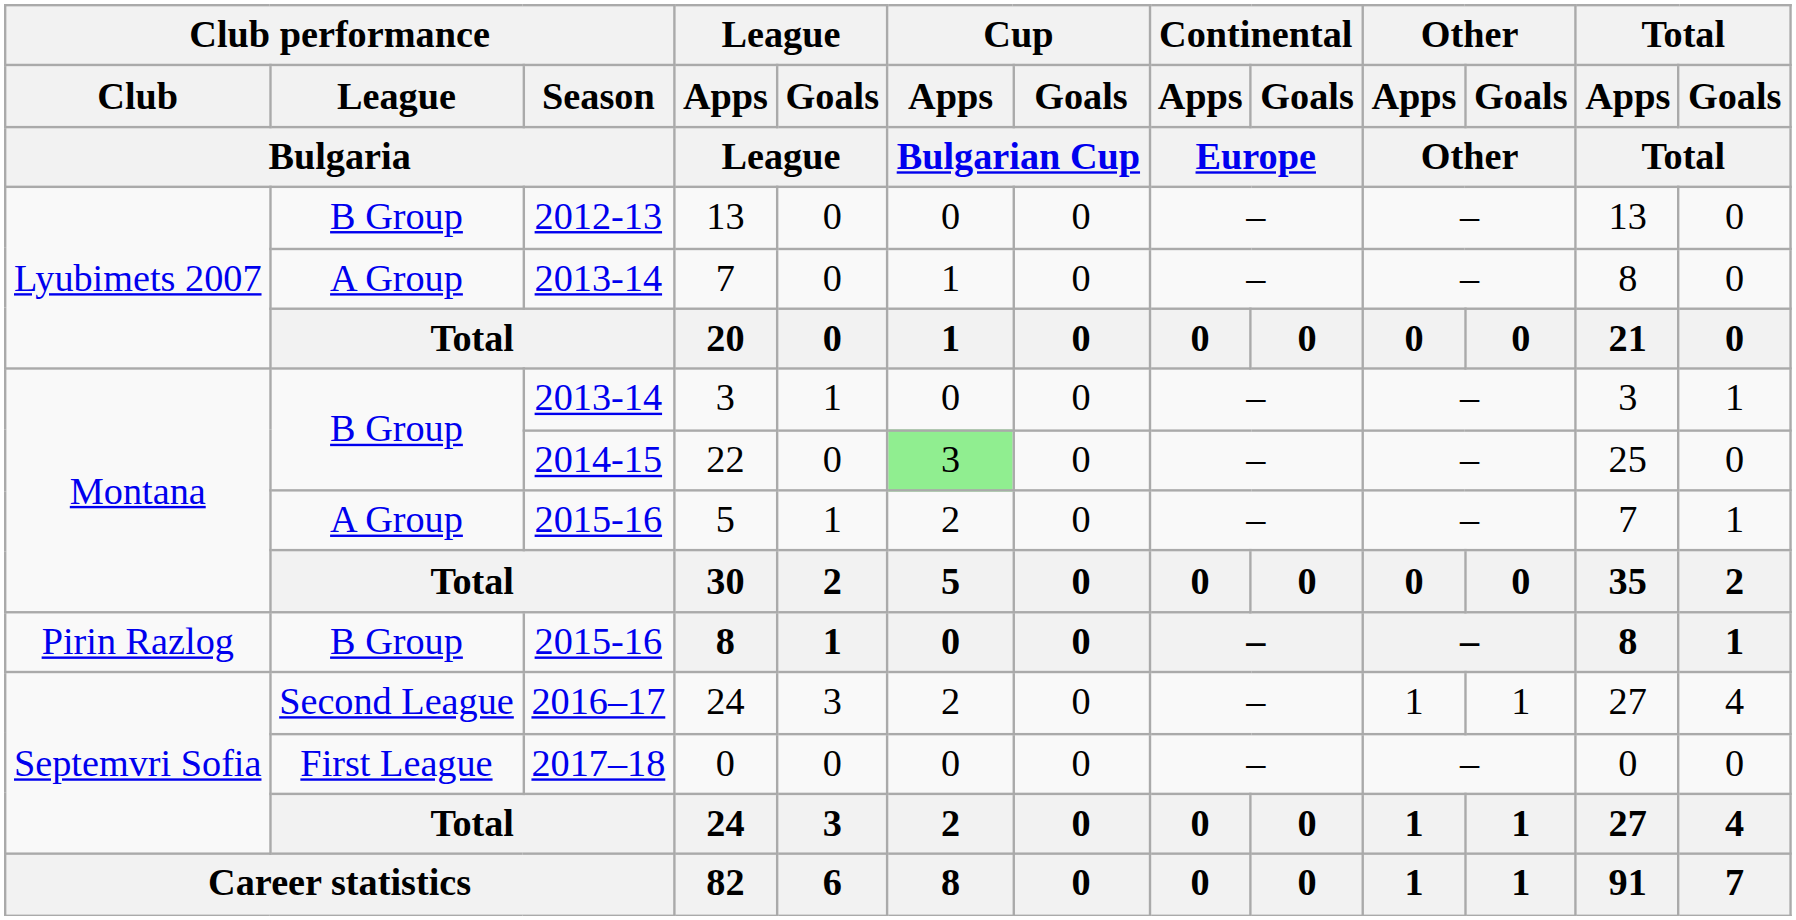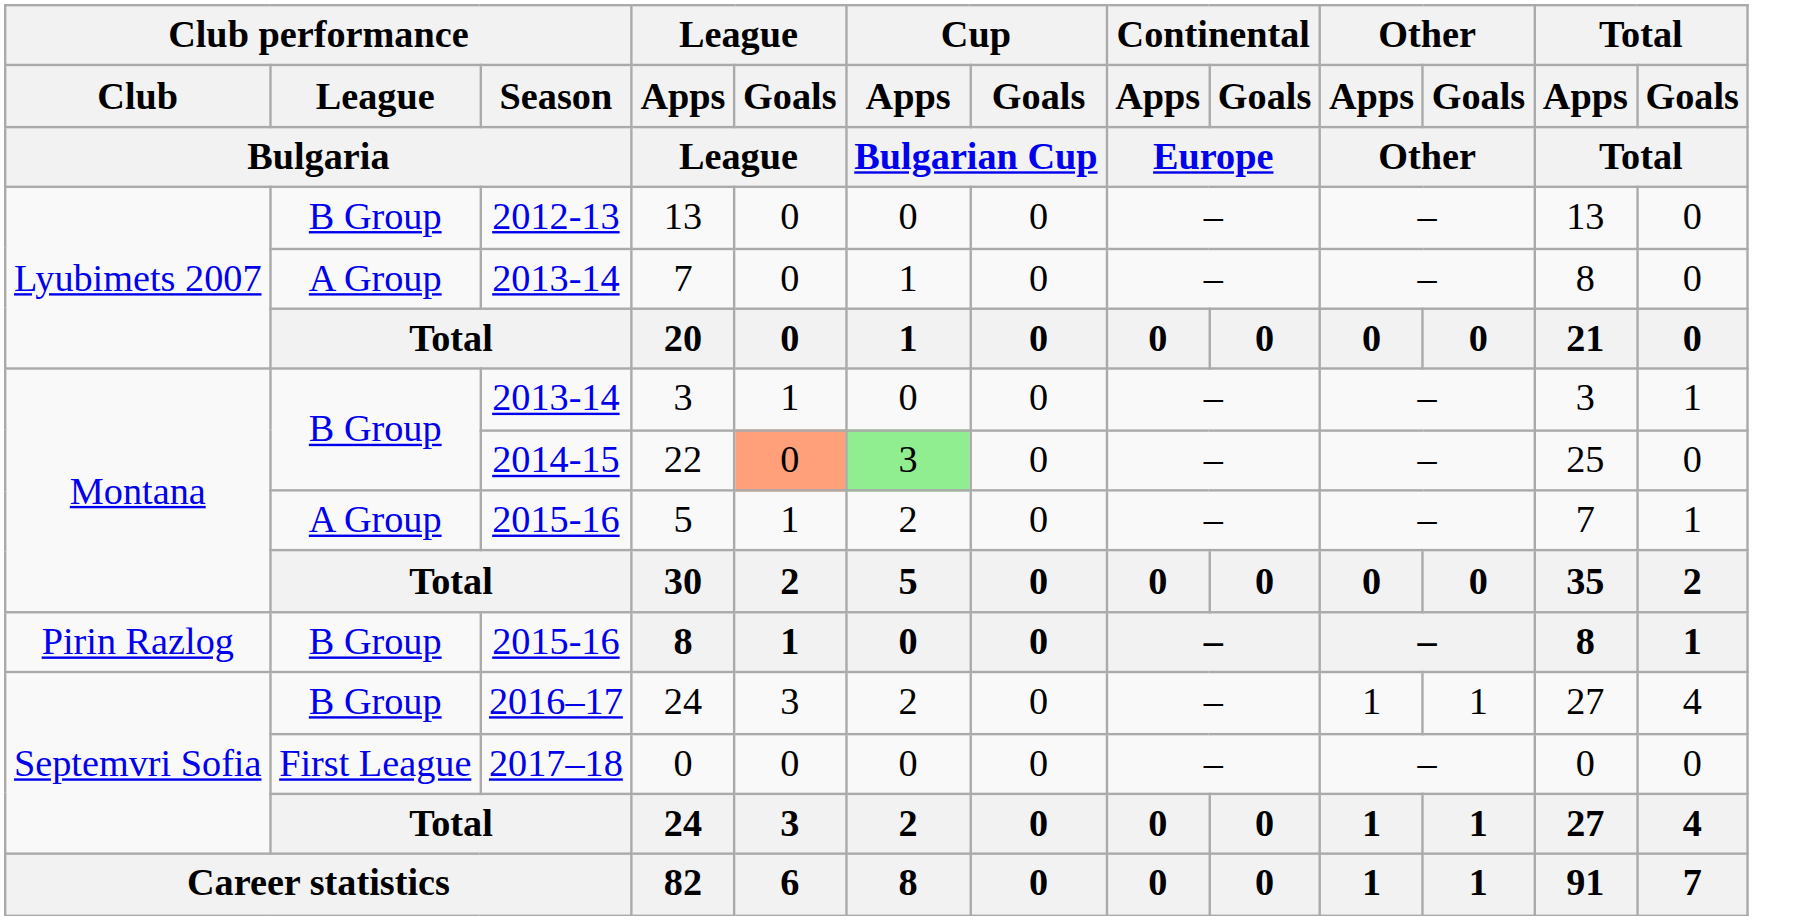(832, 459) no background -> (790, 459) lightsalmon background
(396, 701) Second League -> (375, 701) B Group
